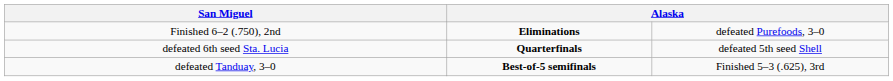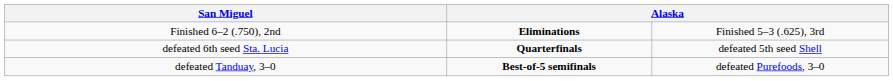(770, 31) defeated Purefoods, 3–0 -> (770, 31) Finished 5–3 (.625), 3rd
(770, 66) Finished 5–3 (.625), 3rd -> (770, 66) defeated Purefoods, 3–0
